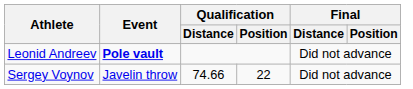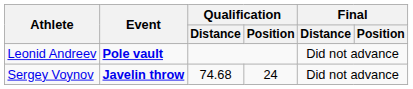(140, 75) normal -> (143, 75) bold
(208, 75) 74.66 -> (216, 75) 74.68
(264, 75) 22 -> (271, 75) 24
